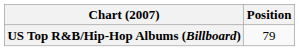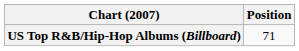(269, 35) 79 -> (269, 35) 71
